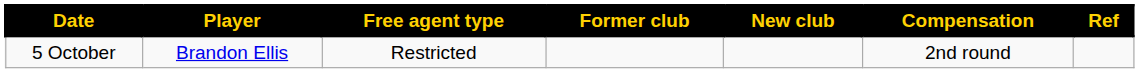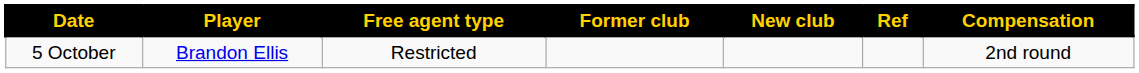columns swapped: (968, 20) <-> (1104, 20)
